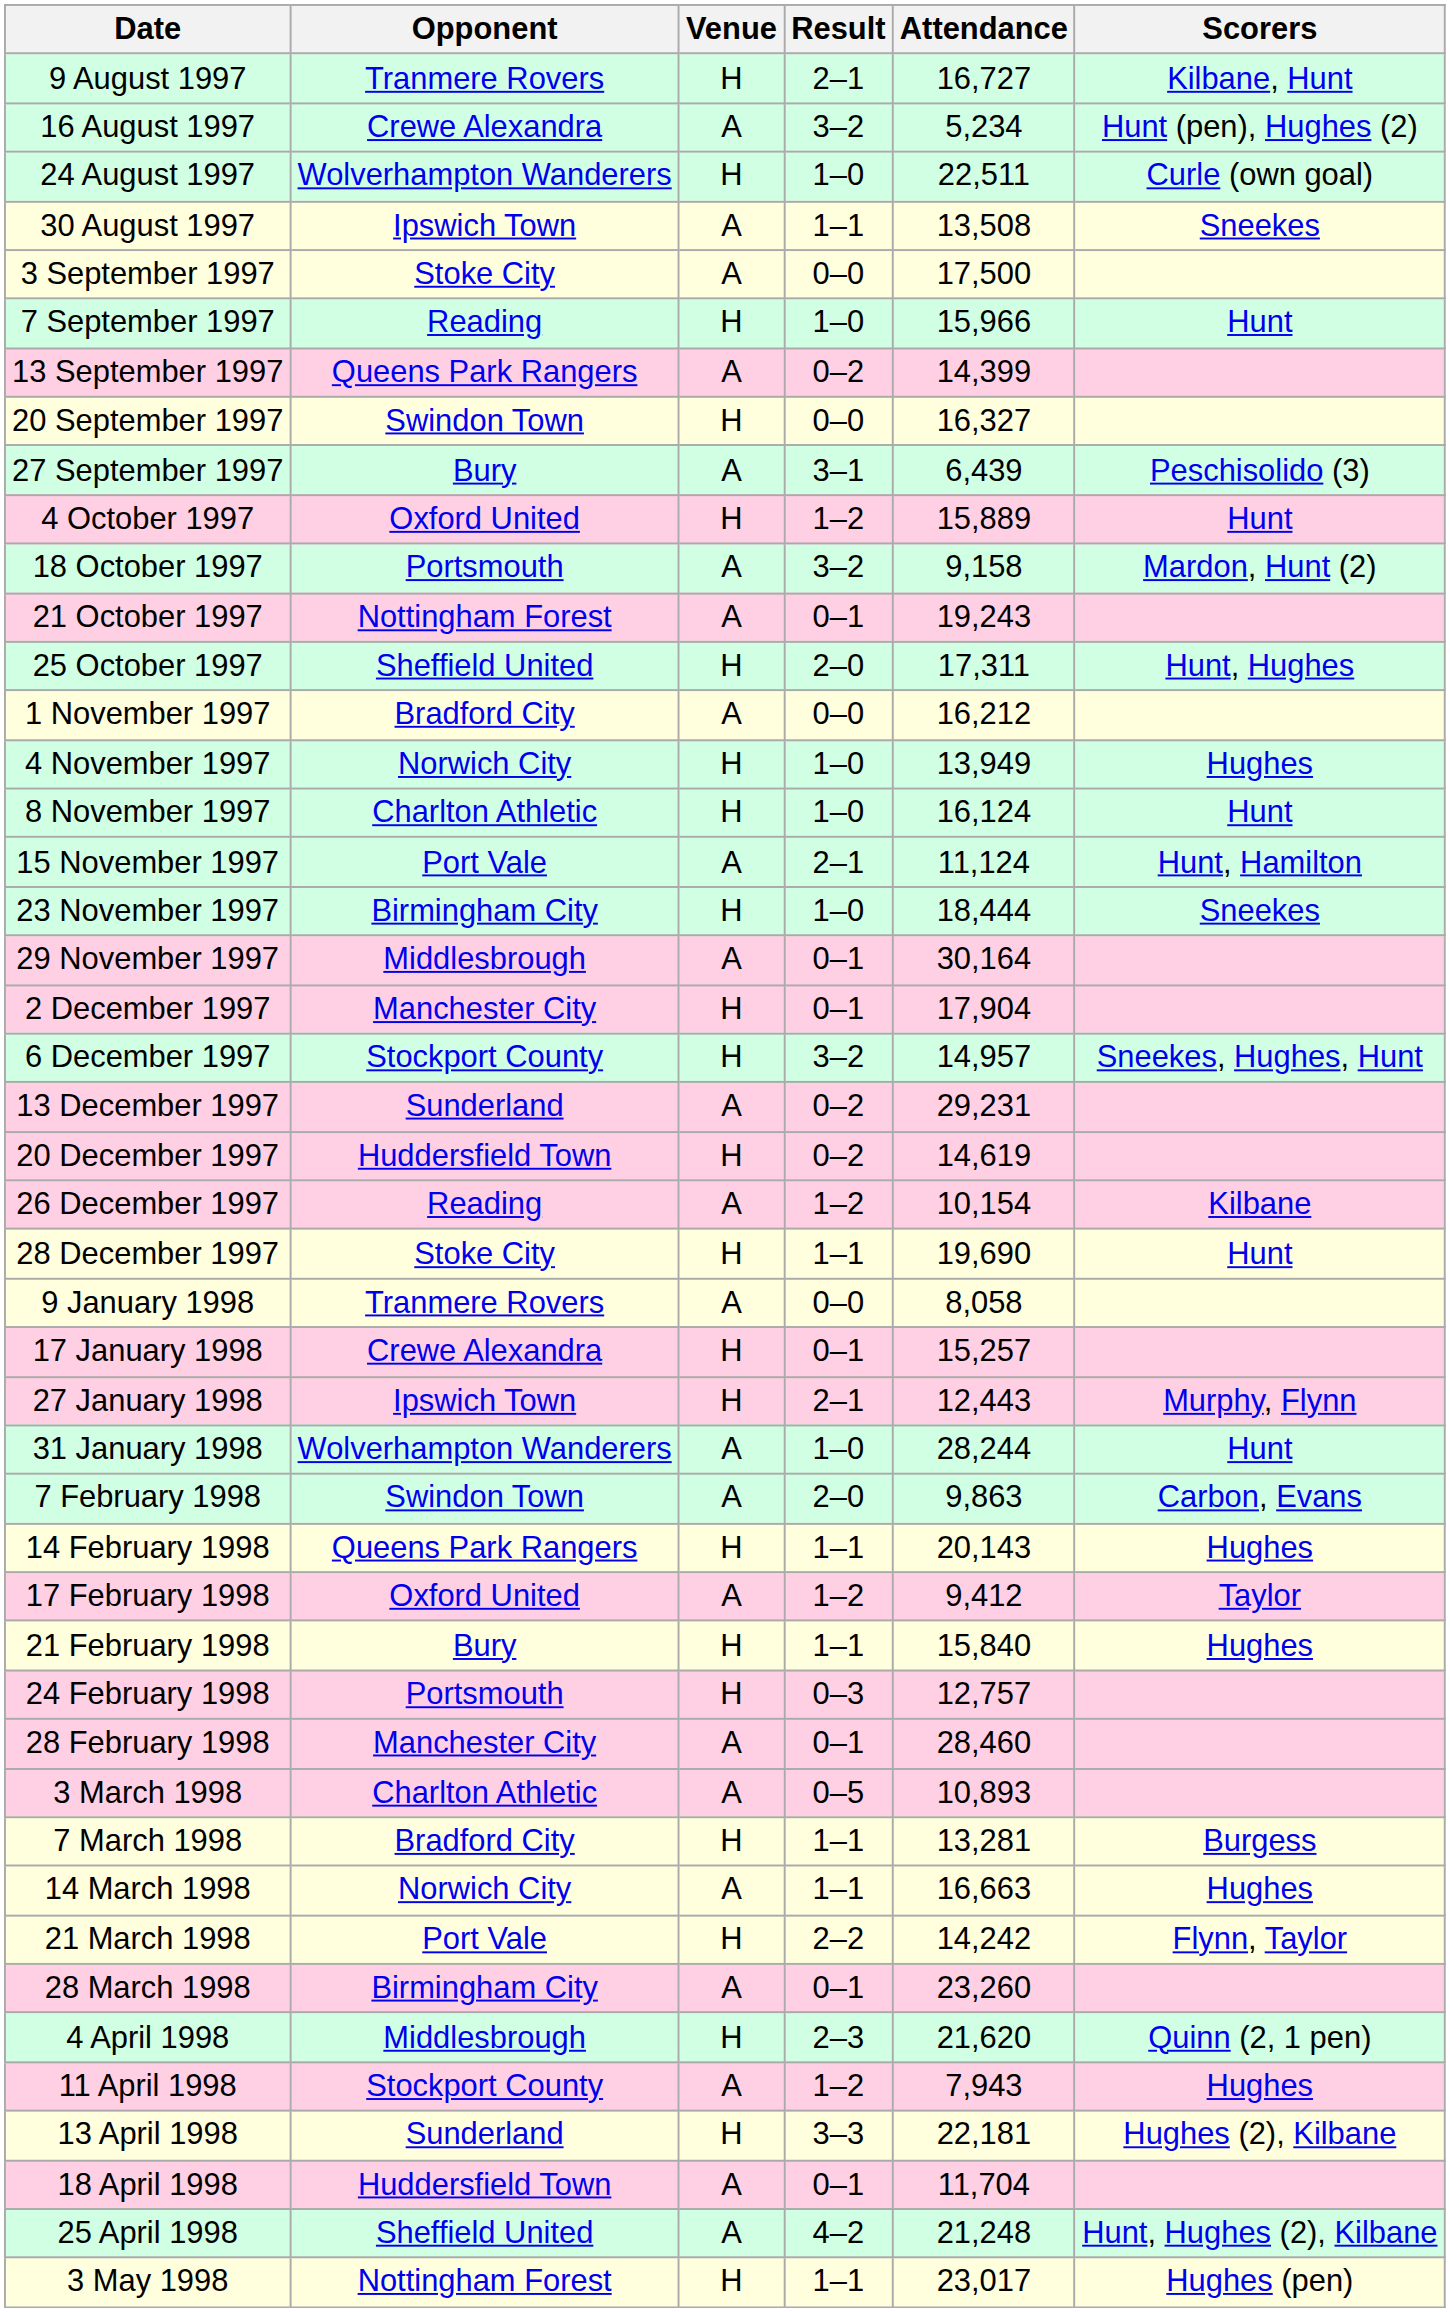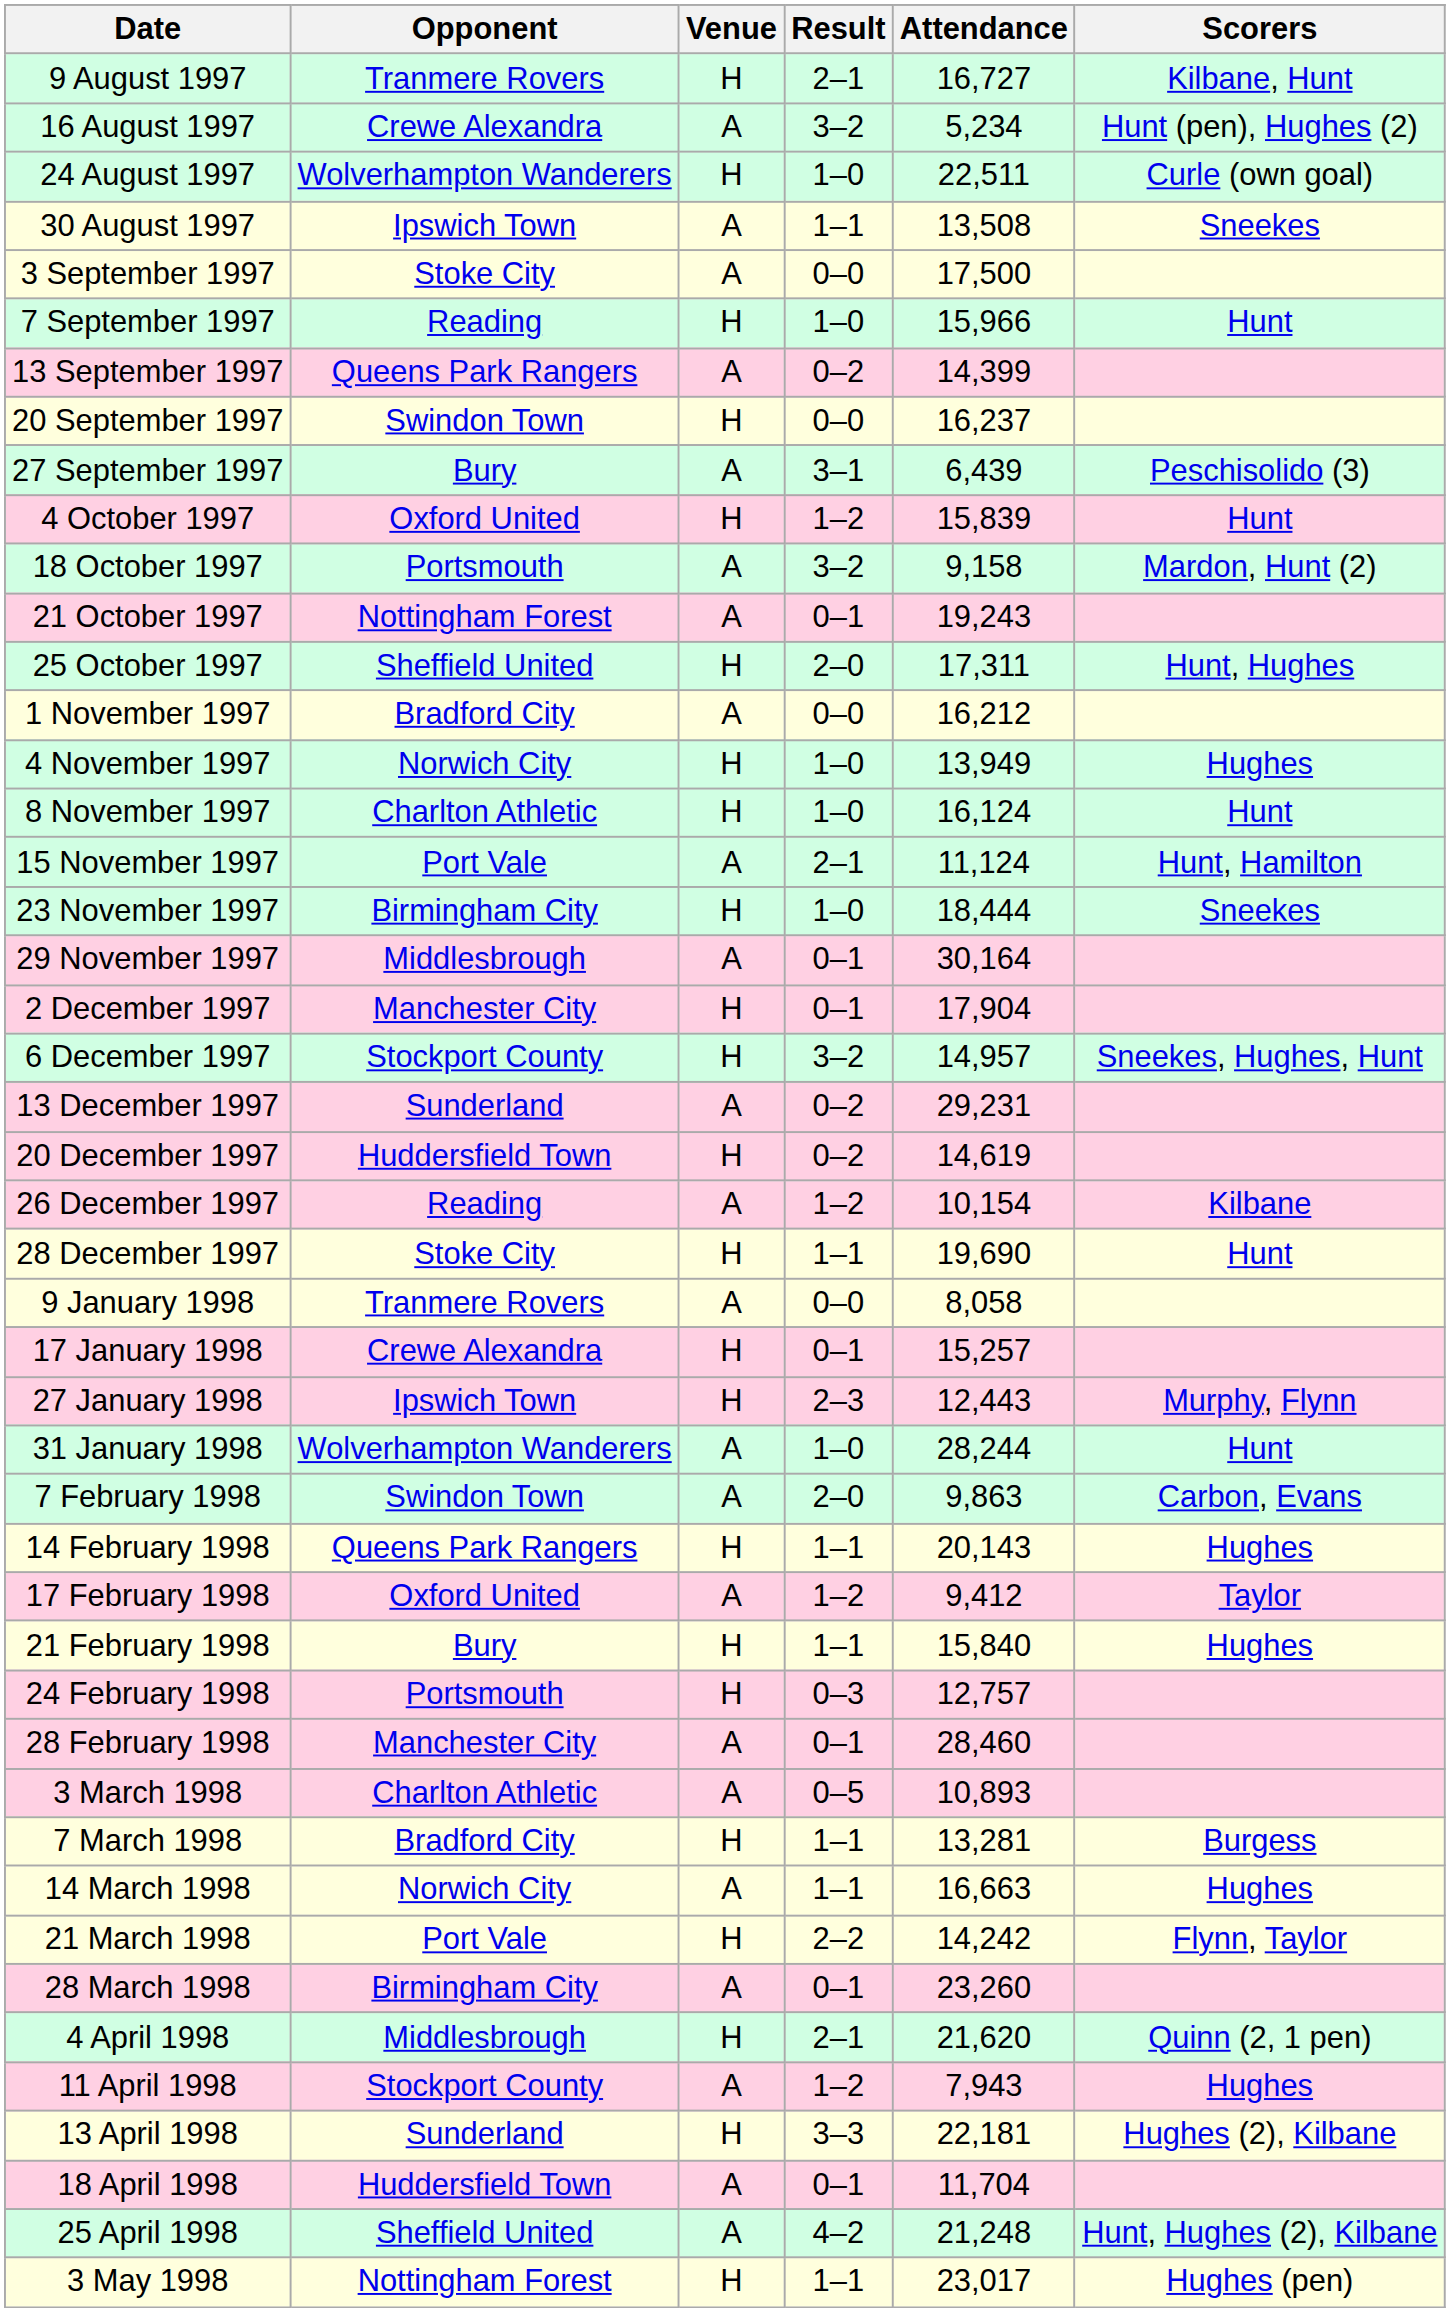(984, 420) 16,327 -> (984, 420) 16,237
(984, 518) 15,889 -> (984, 518) 15,839
(838, 1400) 2–1 -> (838, 1400) 2–3
(838, 2036) 2–3 -> (838, 2036) 2–1
